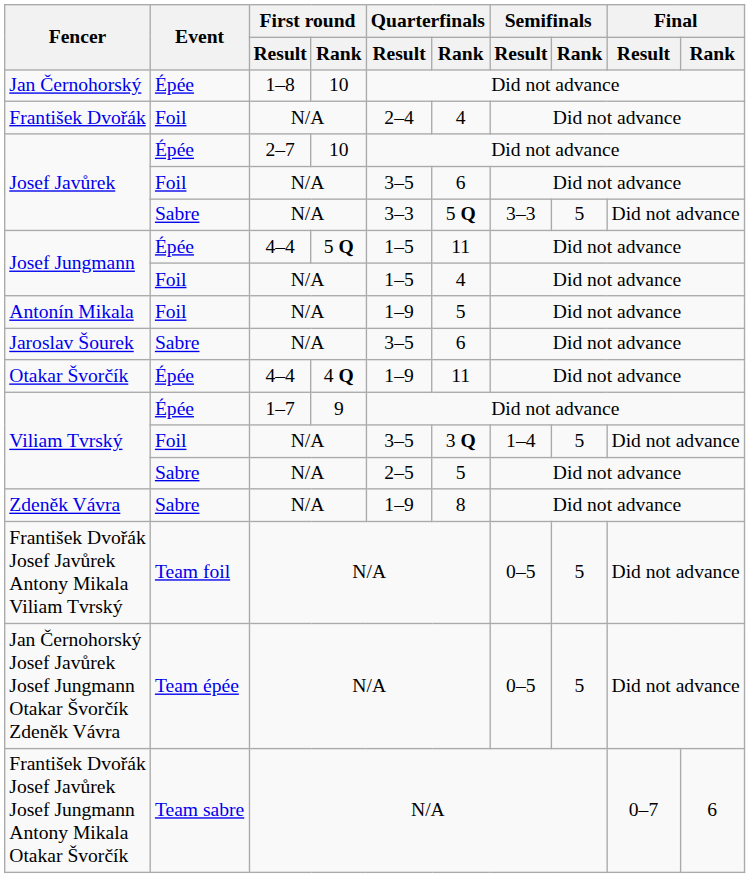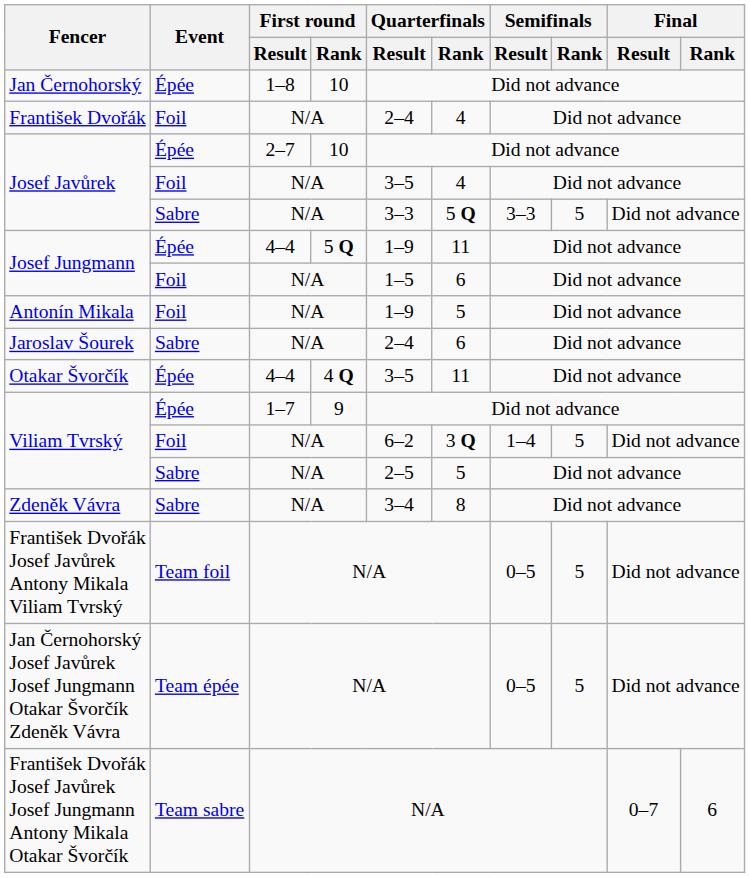(461, 182) 6 -> (461, 182) 4
(399, 247) 1–5 -> (399, 247) 1–9
(461, 279) 4 -> (461, 279) 6
(399, 344) 3–5 -> (399, 344) 2–4
(399, 376) 1–9 -> (399, 376) 3–5
(399, 440) 3–5 -> (399, 440) 6–2
(399, 505) 1–9 -> (399, 505) 3–4
